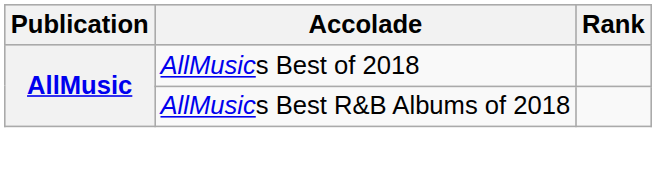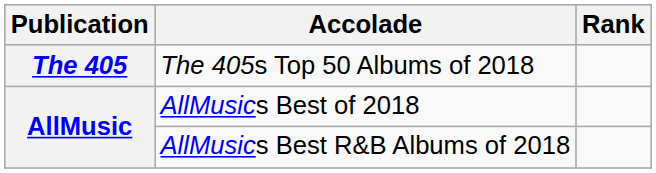+ row: (347, 65)
